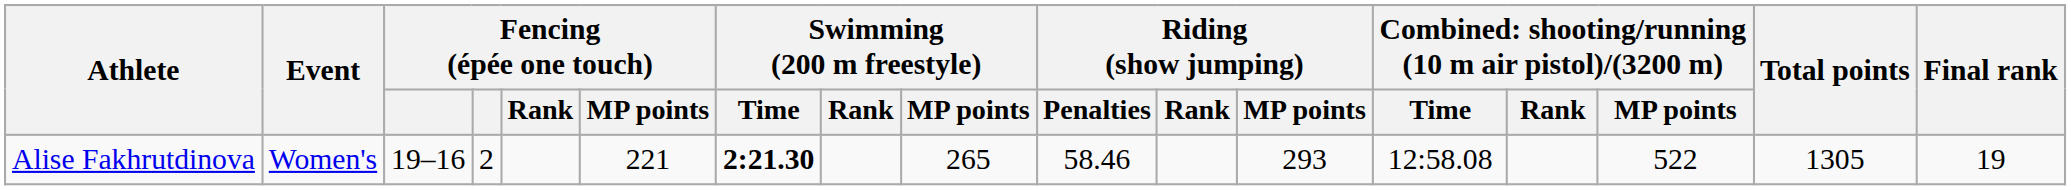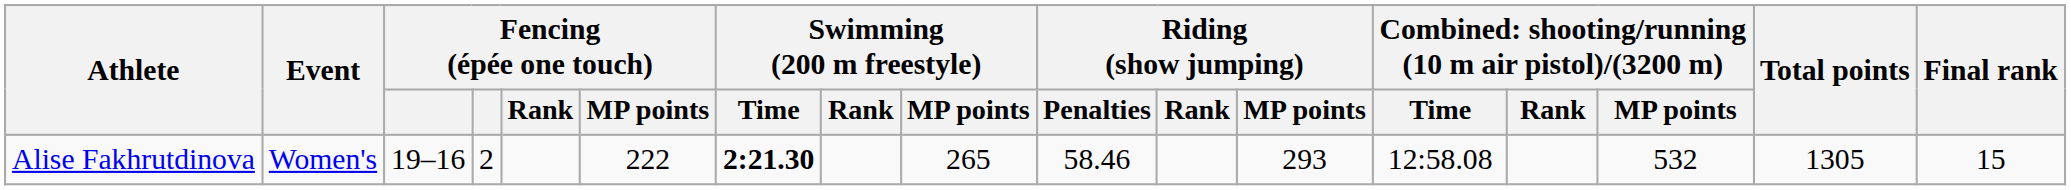(648, 159) 221 -> (648, 159) 222
(1675, 159) 522 -> (1675, 159) 532
(1991, 159) 19 -> (1991, 159) 15
